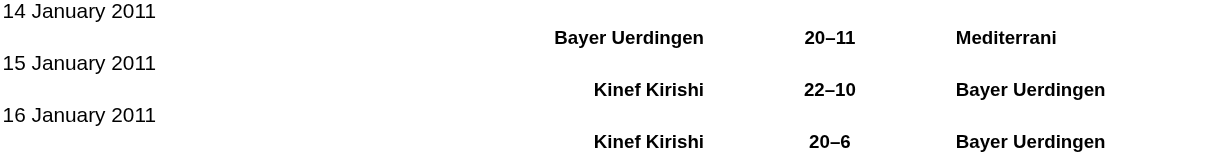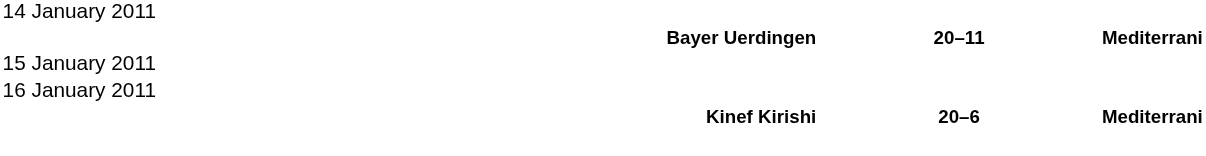- row: (649, 89)
(1031, 141) Bayer Uerdingen -> (1152, 116) Mediterrani
